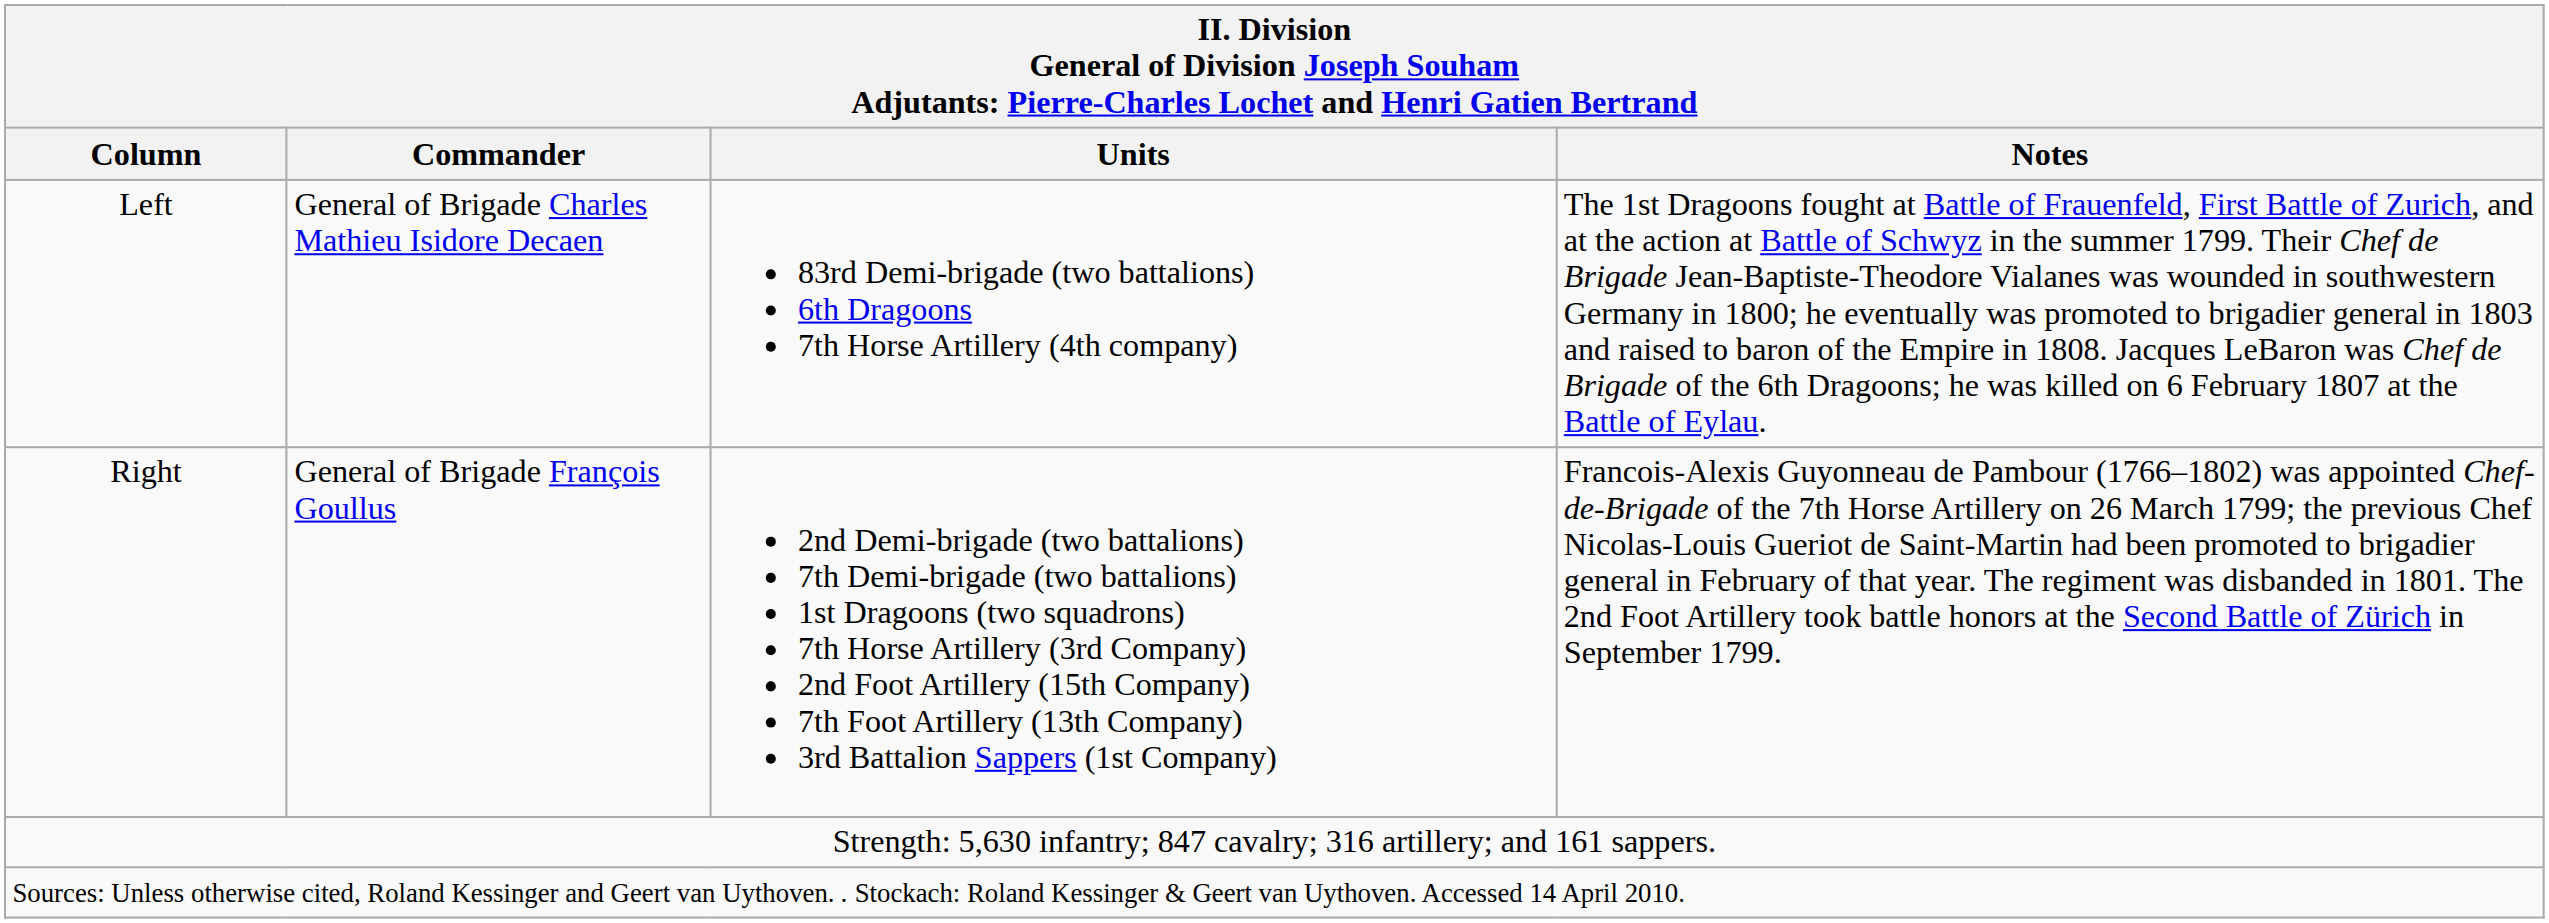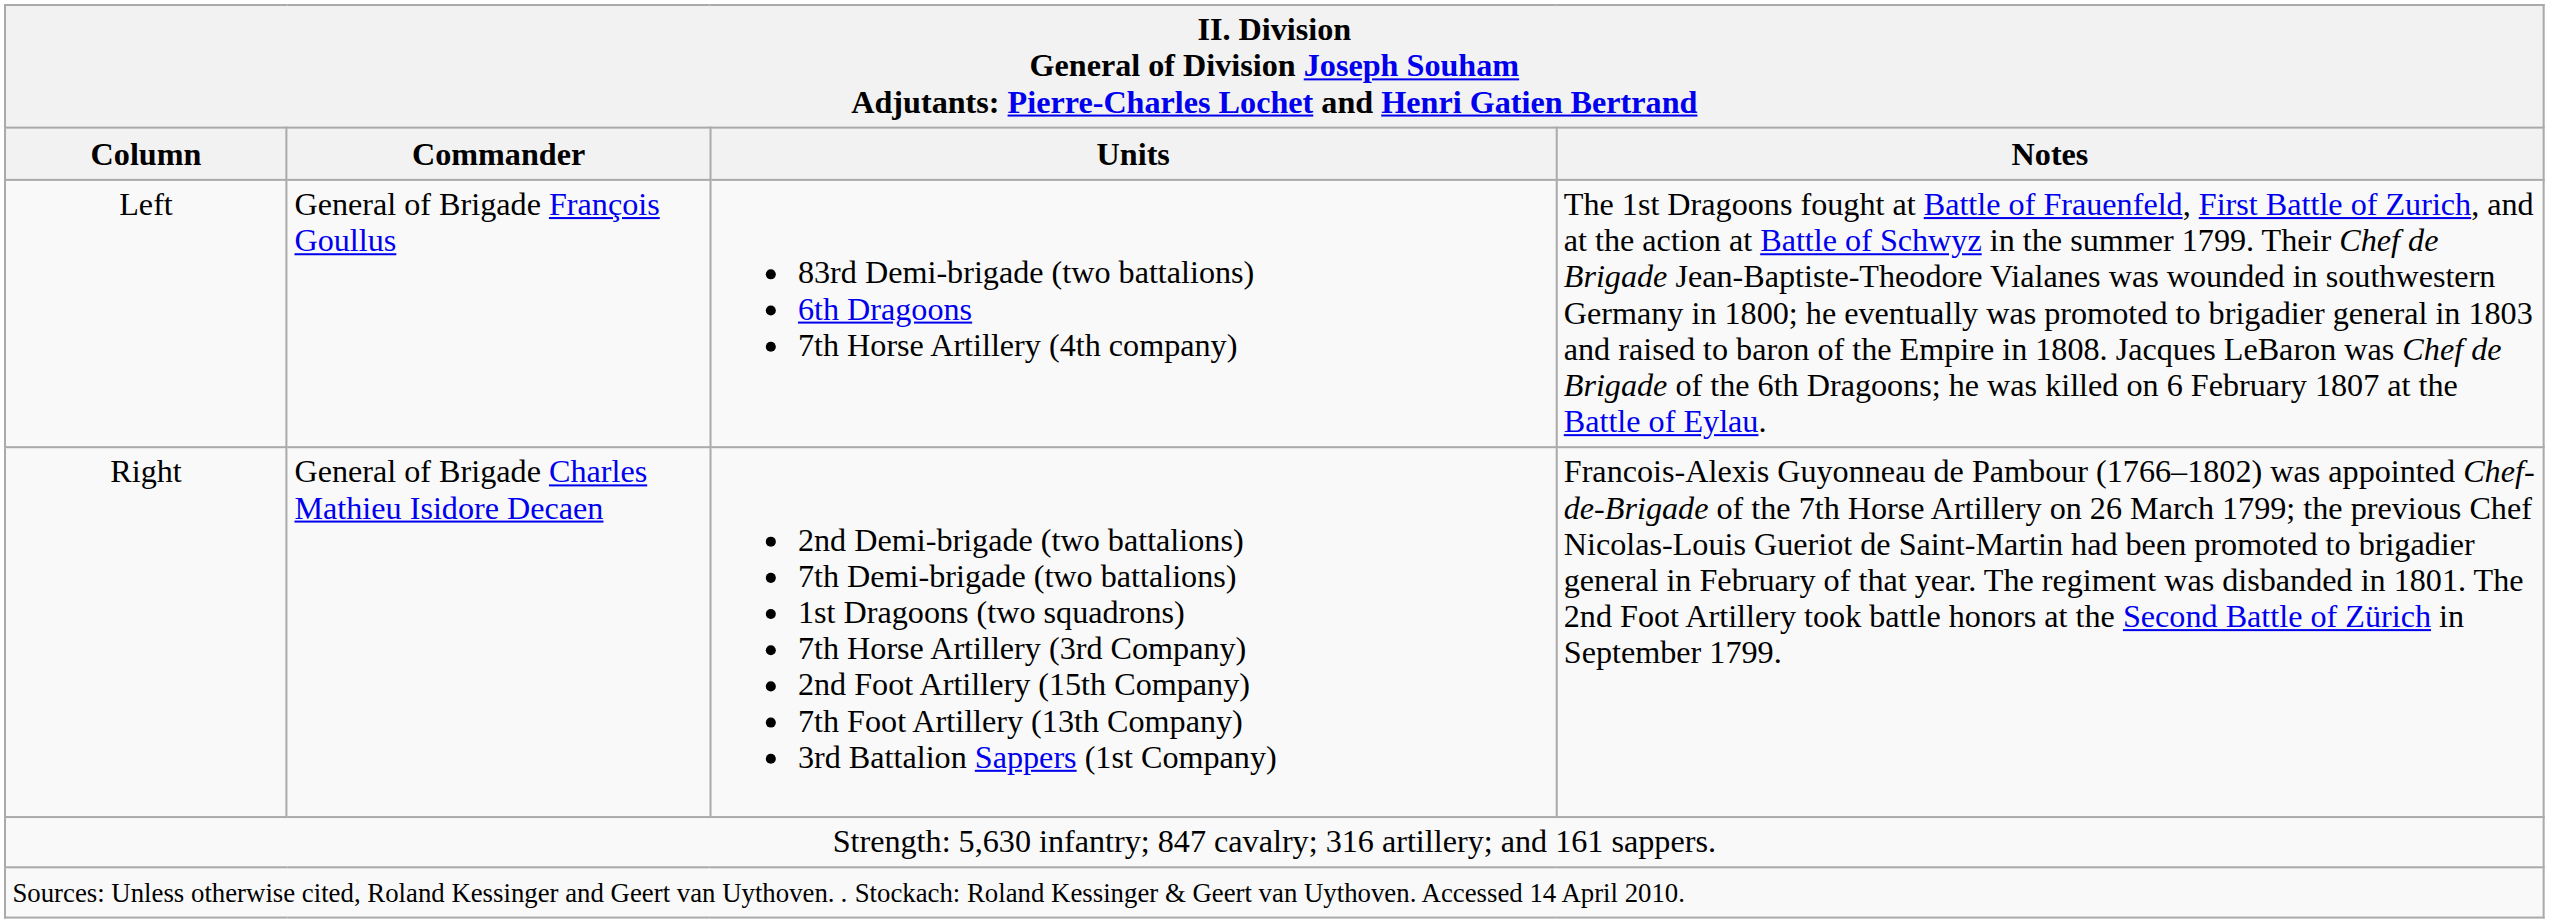(471, 222) General of Brigade Charles Mathieu Isidore Decaen -> (477, 222) General of Brigade François Goullus
(477, 490) General of Brigade François Goullus -> (471, 490) General of Brigade Charles Mathieu Isidore Decaen
